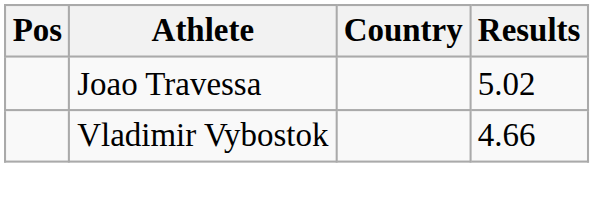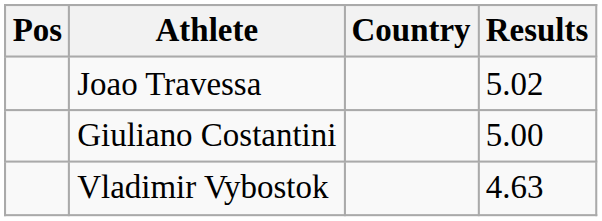+ row: (207, 135)
(507, 135) 4.66 -> (515, 187) 4.63
